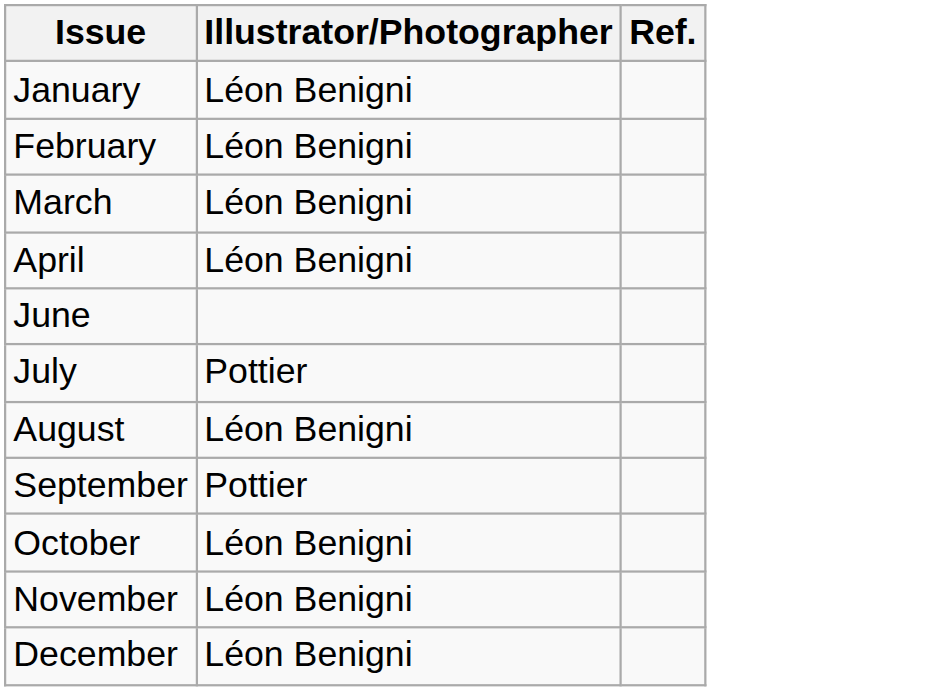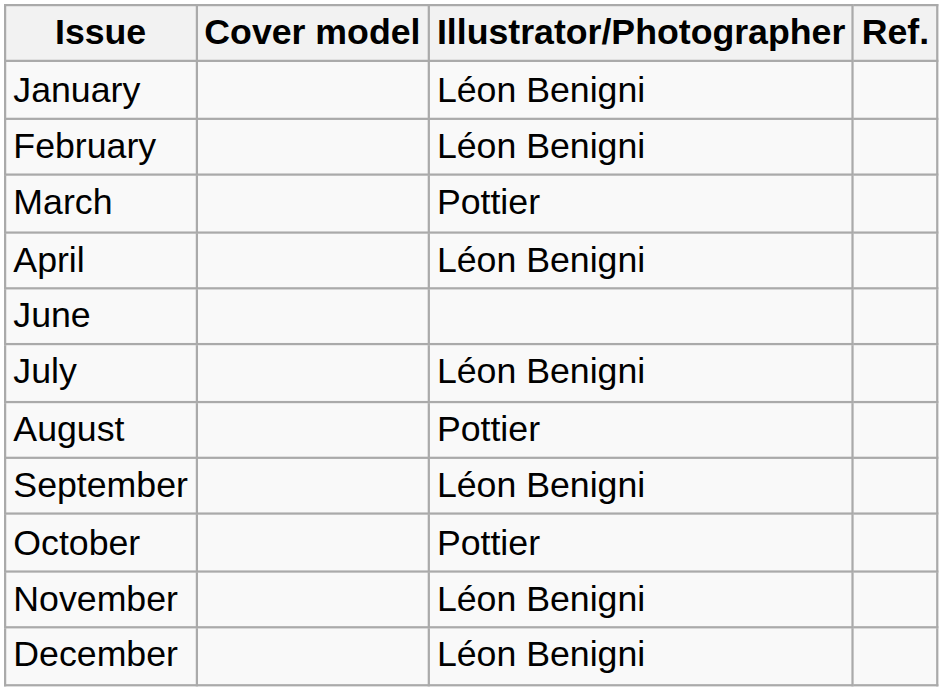+ column: (312, 32)
(308, 202) Léon Benigni -> (488, 202) Pottier
(256, 372) Pottier -> (541, 372) Léon Benigni
(308, 428) Léon Benigni -> (488, 428) Pottier
(256, 485) Pottier -> (541, 485) Léon Benigni
(308, 542) Léon Benigni -> (488, 542) Pottier
